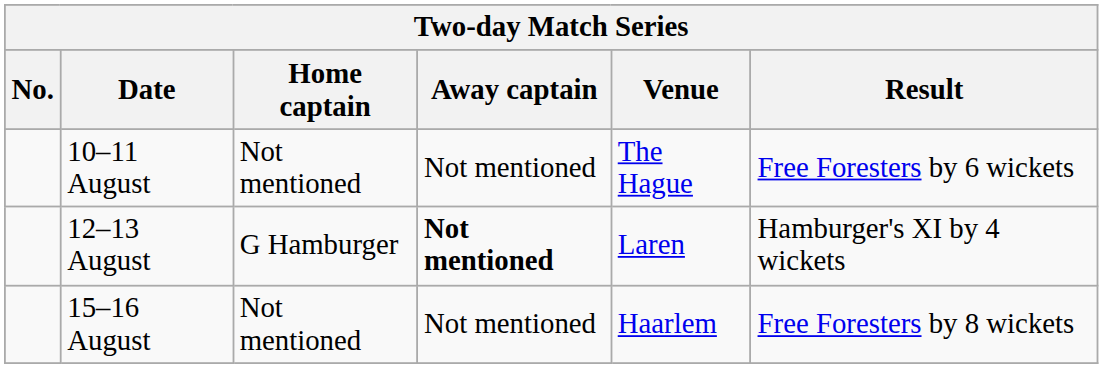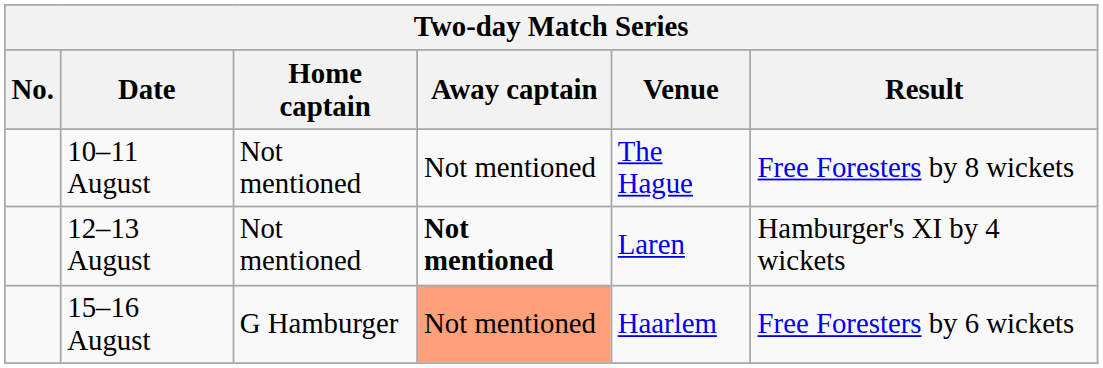(916, 167) Free Foresters by 6 wickets -> (916, 167) Free Foresters by 8 wickets
(319, 245) G Hamburger -> (300, 245) Not mentioned
(300, 323) Not mentioned -> (319, 323) G Hamburger
(510, 323) no background -> (510, 323) lightsalmon background
(916, 323) Free Foresters by 8 wickets -> (916, 323) Free Foresters by 6 wickets
